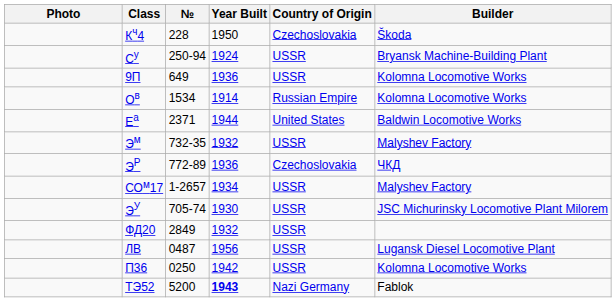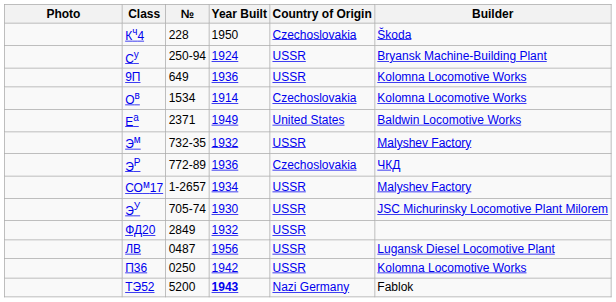(315, 98) Russian Empire -> (314, 98) Czechoslovakia
(225, 120) 1944 -> (225, 120) 1949
